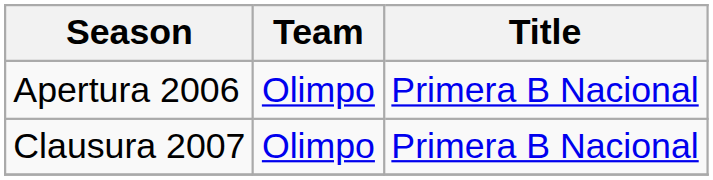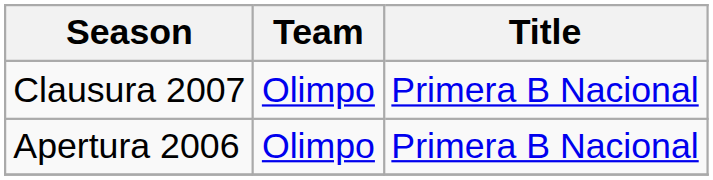rows swapped: (126, 89) <-> (129, 145)
